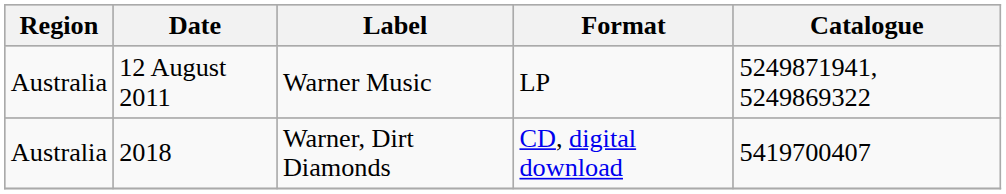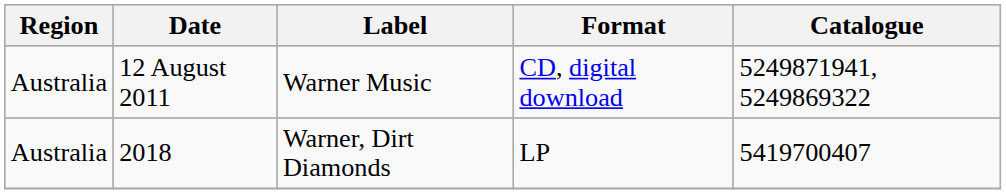(535, 81) LP -> (578, 81) CD, digital download
(578, 152) CD, digital download -> (535, 152) LP
